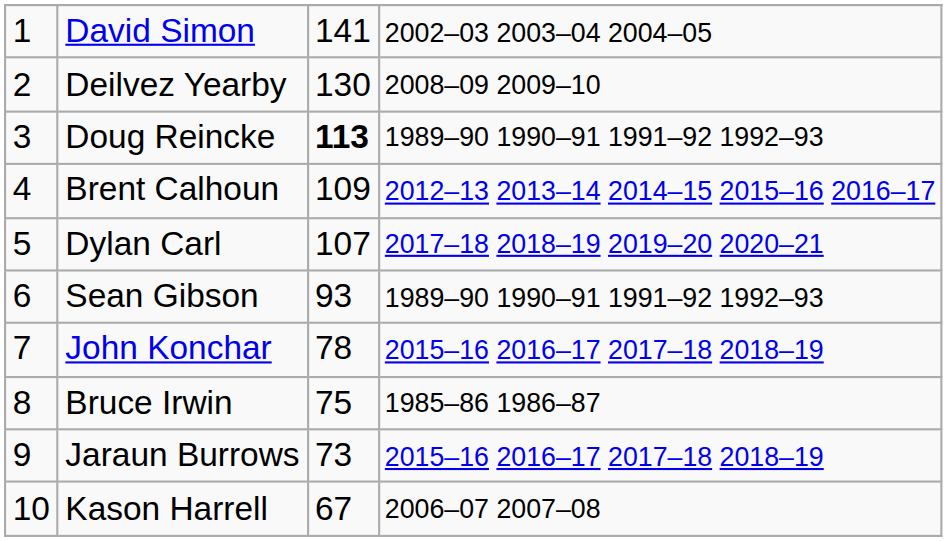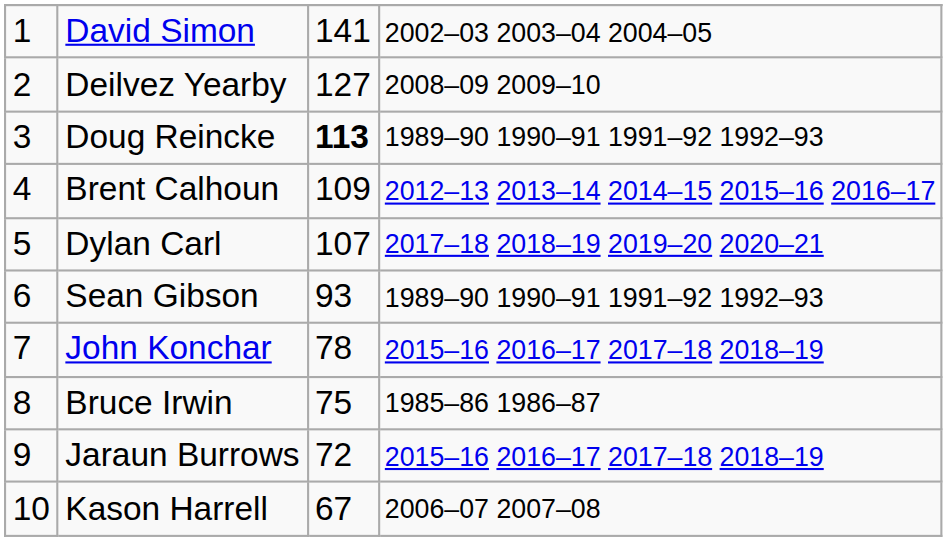(343, 84) 130 -> (343, 84) 127
(334, 455) 73 -> (334, 455) 72
